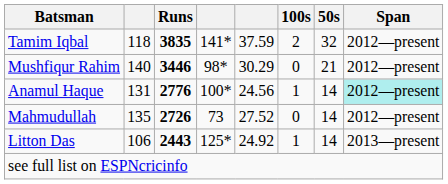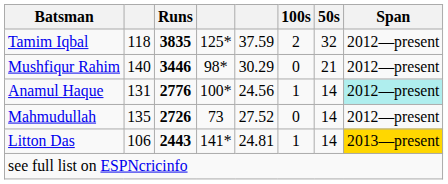(216, 41) 141* -> (216, 41) 125*
(216, 141) 125* -> (216, 141) 141*
(256, 141) 24.92 -> (256, 141) 24.81
(393, 141) no background -> (393, 141) gold background
